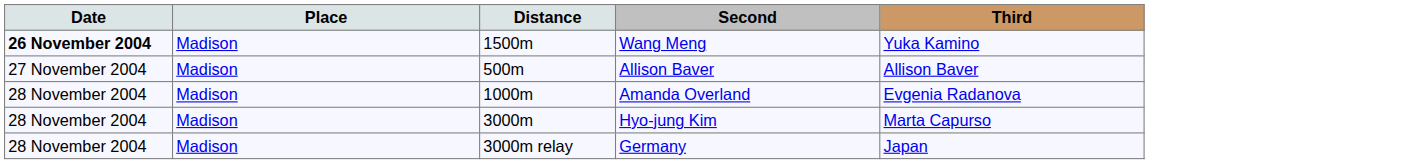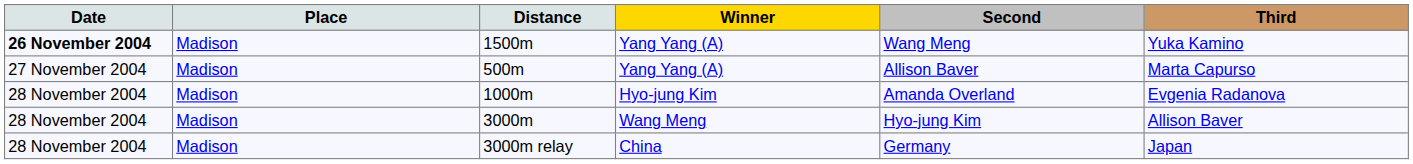+ column: (748, 17)
(931, 69) Allison Baver -> (1202, 69) Marta Capurso
(937, 120) Marta Capurso -> (1195, 120) Allison Baver
